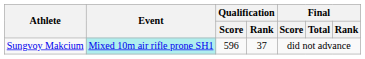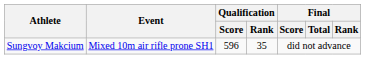(151, 46) paleturquoise background -> (151, 46) no background
(262, 46) 37 -> (262, 46) 35
